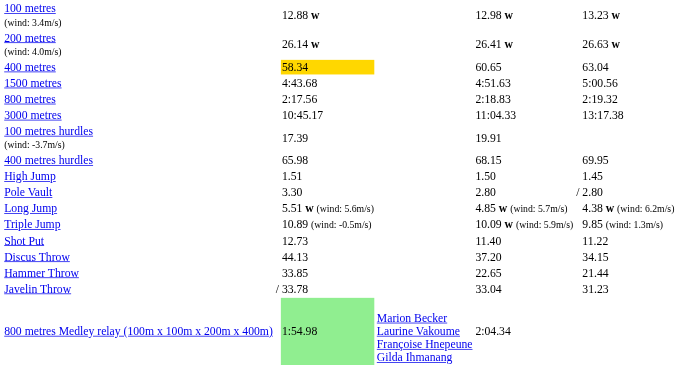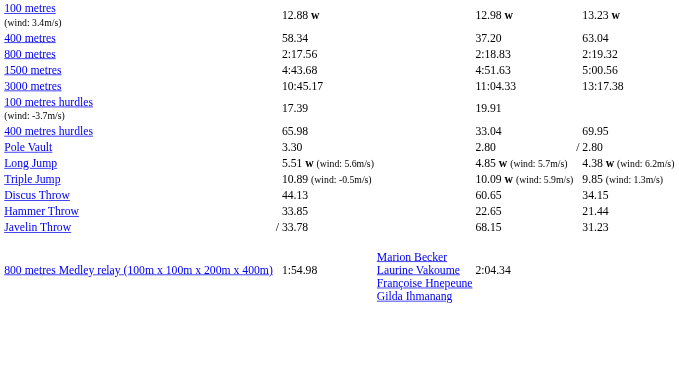- row: (33, 44)
(295, 67) gold background -> (295, 38) no background
(489, 67) 60.65 -> (489, 38) 37.20
rows swapped: (30, 99) <-> (33, 83)
(489, 160) 68.15 -> (489, 131) 33.04
- row: (30, 176)
- row: (24, 241)
(489, 257) 37.20 -> (489, 195) 60.65
(489, 289) 33.04 -> (489, 227) 68.15
(300, 331) lightgreen background -> (300, 270) no background
